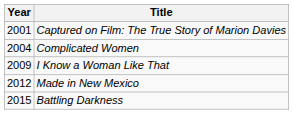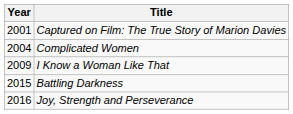- row: (88, 83)
+ row: (115, 100)
